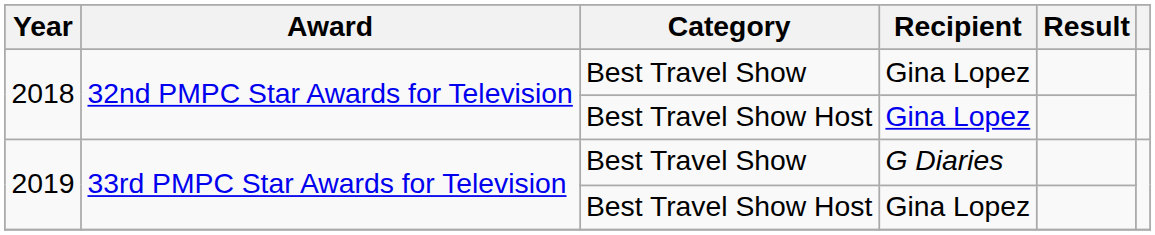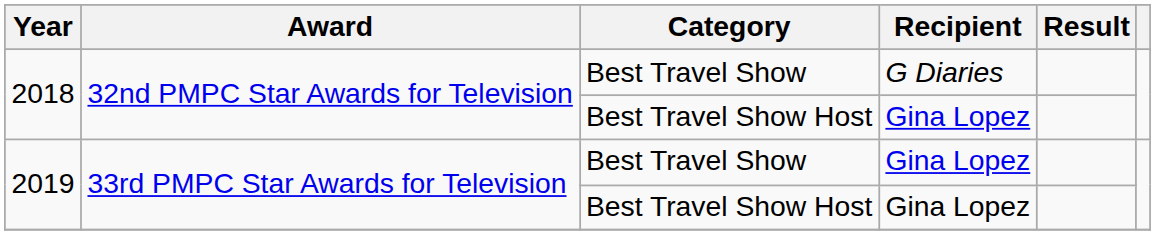(958, 71) Gina Lopez -> (944, 71) G Diaries
(944, 161) G Diaries -> (958, 161) Gina Lopez
